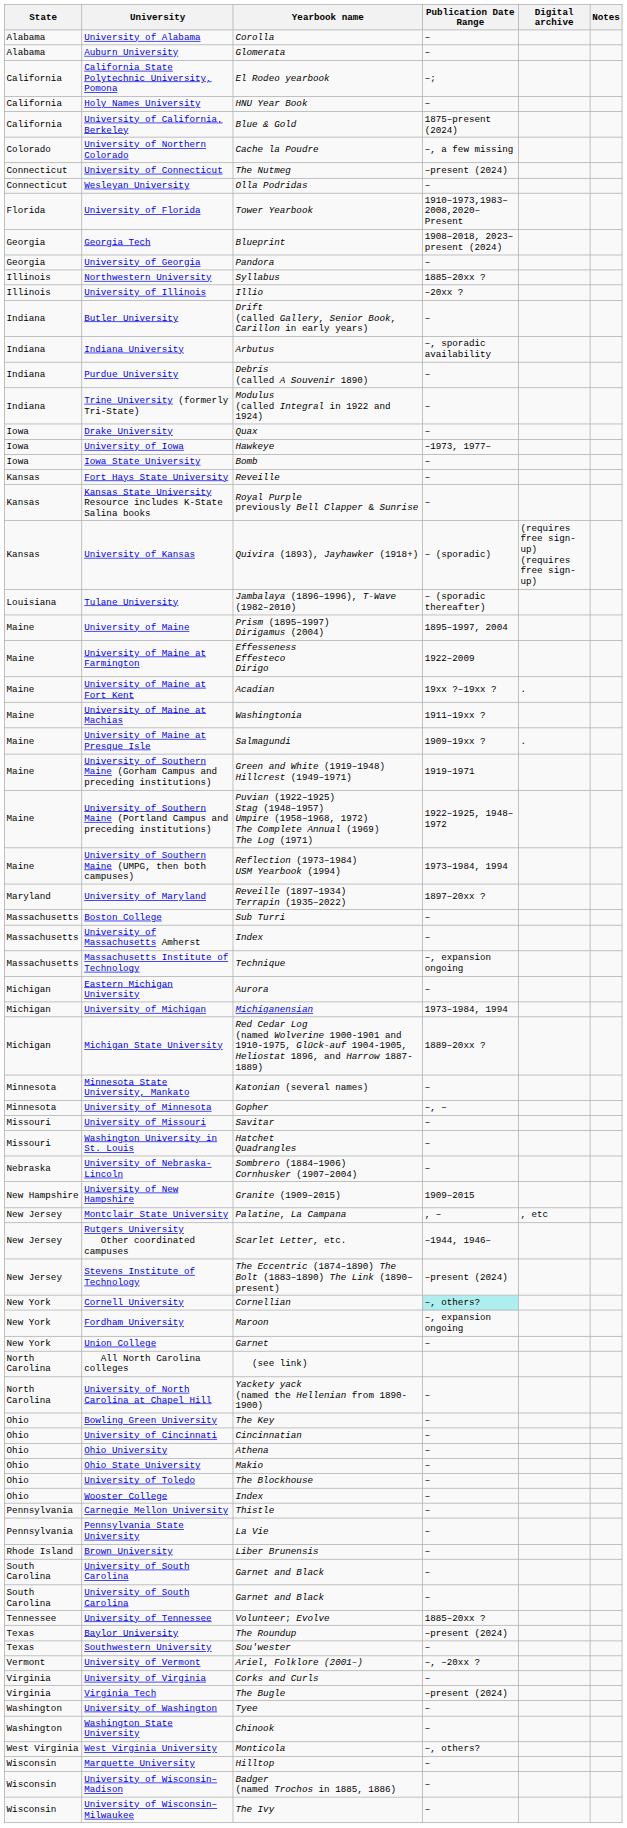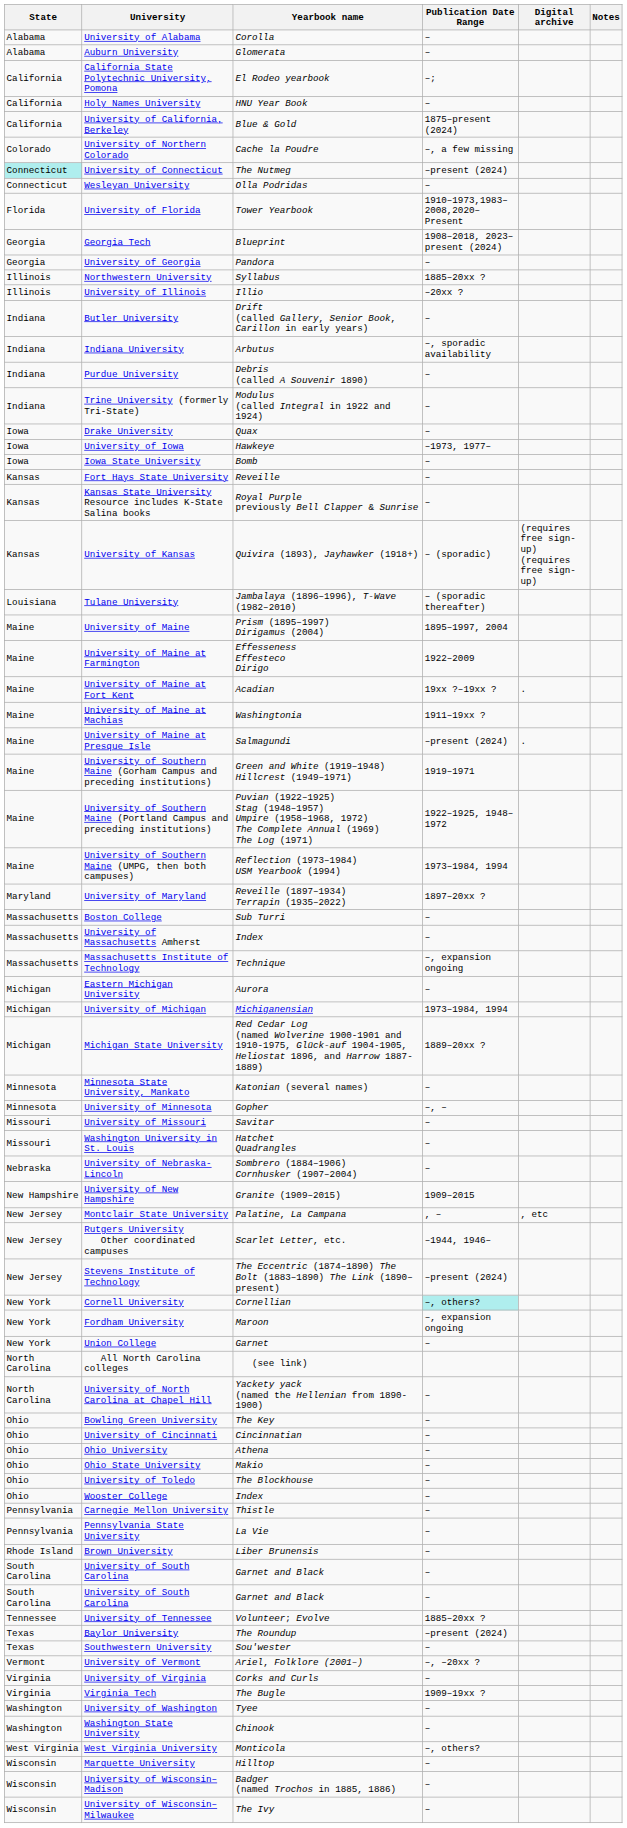(37, 170) no background -> (37, 170) paleturquoise background
(455, 741) 1909–19xx ? -> (466, 741) –present (2024)
(466, 1693) –present (2024) -> (455, 1693) 1909–19xx ?
